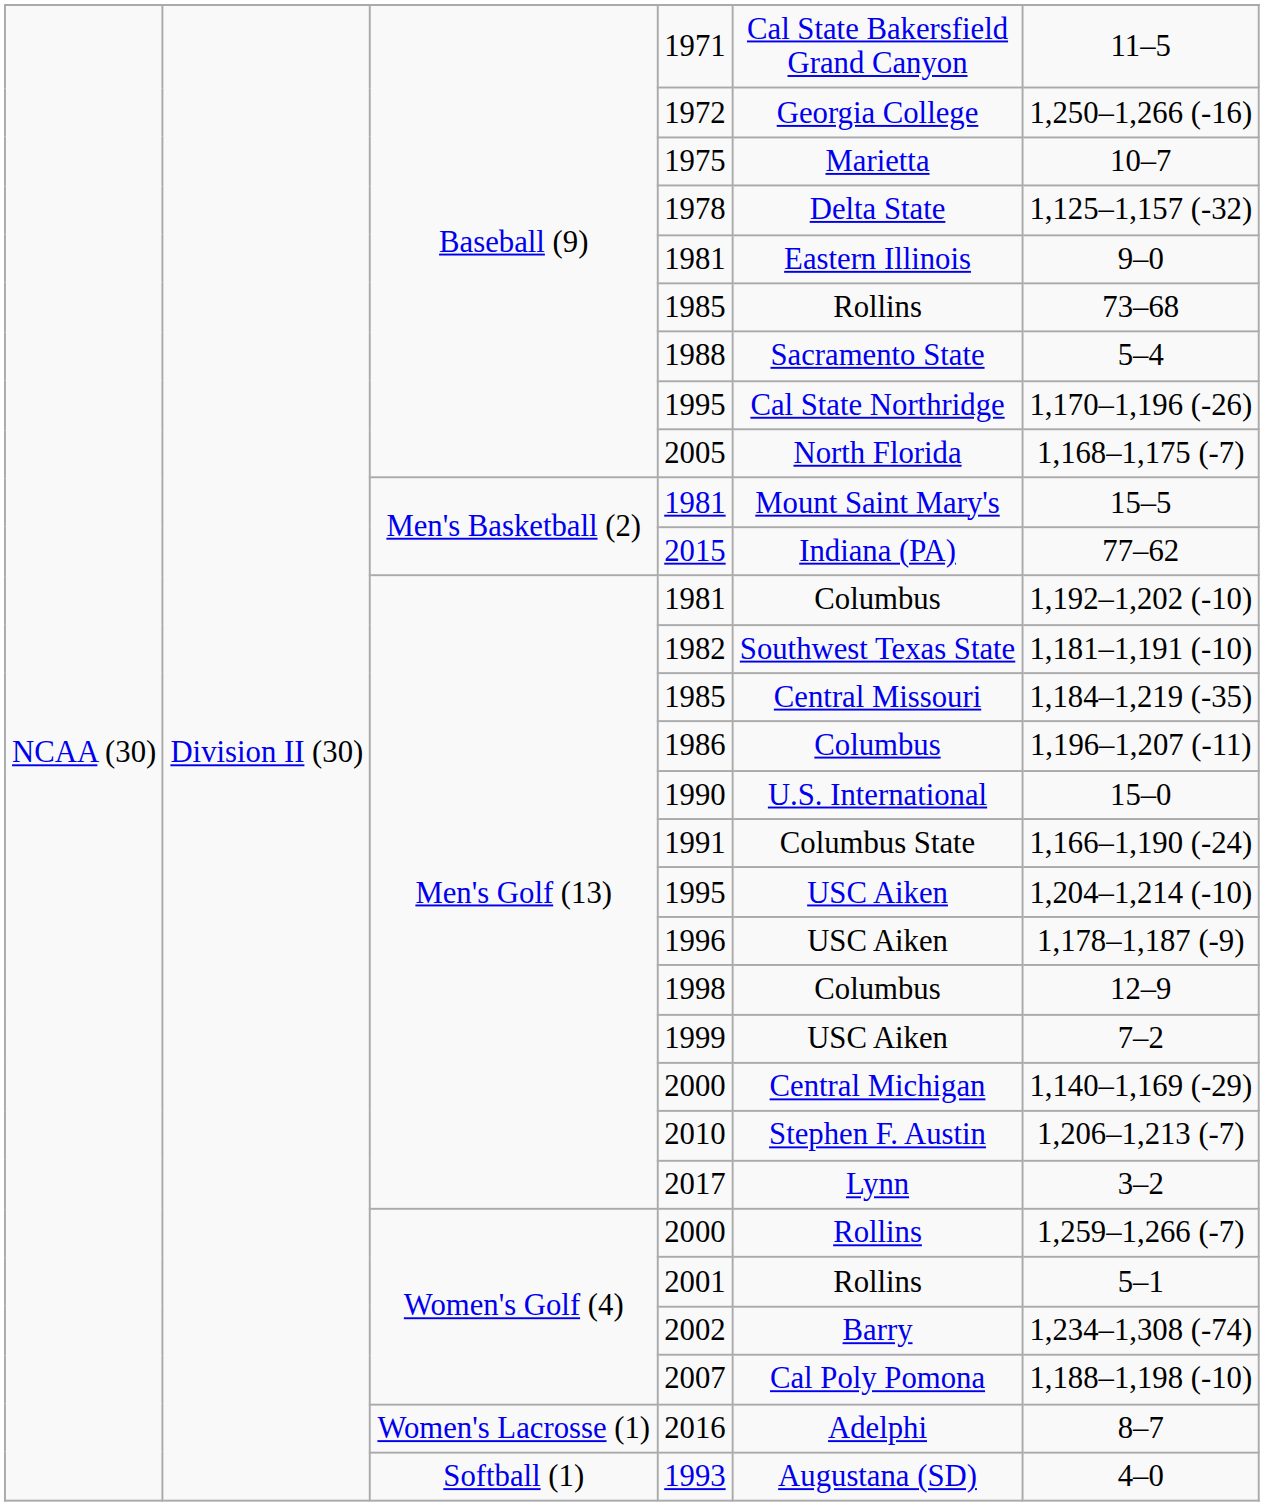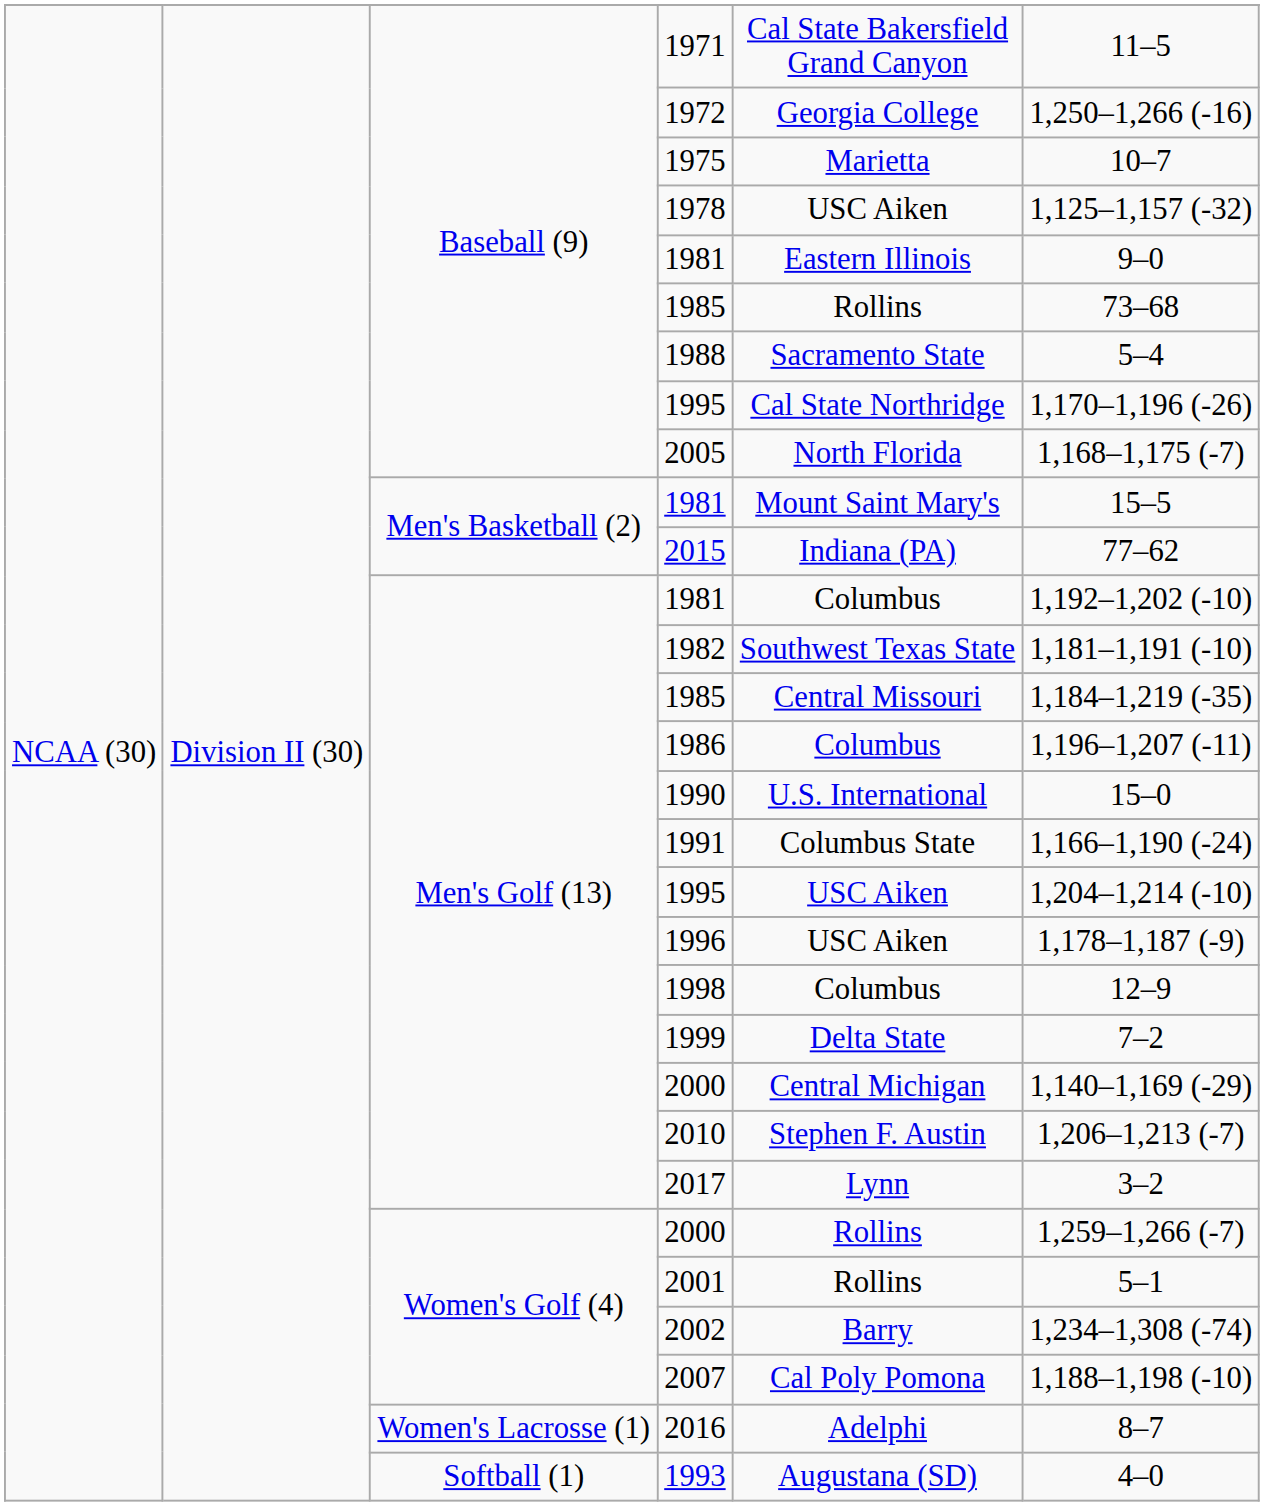(878, 209) Delta State -> (878, 209) USC Aiken
(878, 1037) USC Aiken -> (878, 1037) Delta State
